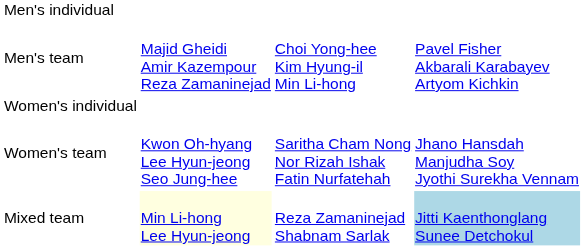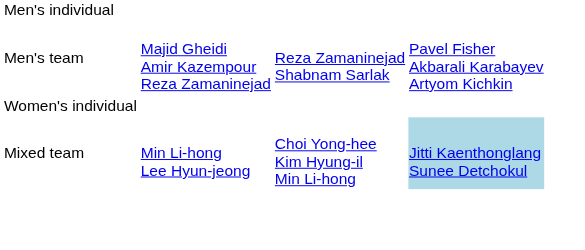(326, 66) Choi Yong-hee Kim Hyung-il Min Li-hong -> (340, 66) Reza Zamaninejad Shabnam Sarlak
- row: (55, 153)
(196, 226) lightyellow background -> (196, 161) no background
(340, 226) Reza Zamaninejad Shabnam Sarlak -> (326, 161) Choi Yong-hee Kim Hyung-il Min Li-hong
